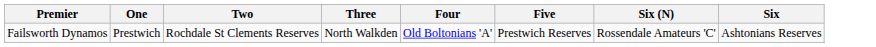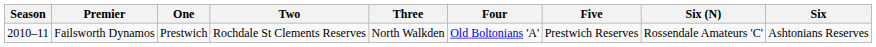+ column: (28, 14)
